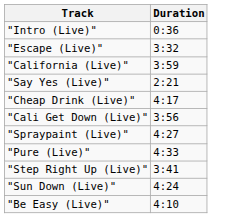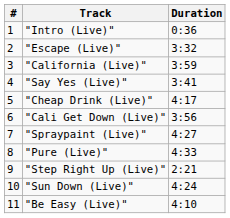+ column: (13, 13)
(166, 83) 2:21 -> (184, 83) 3:41
(166, 169) 3:41 -> (184, 169) 2:21
